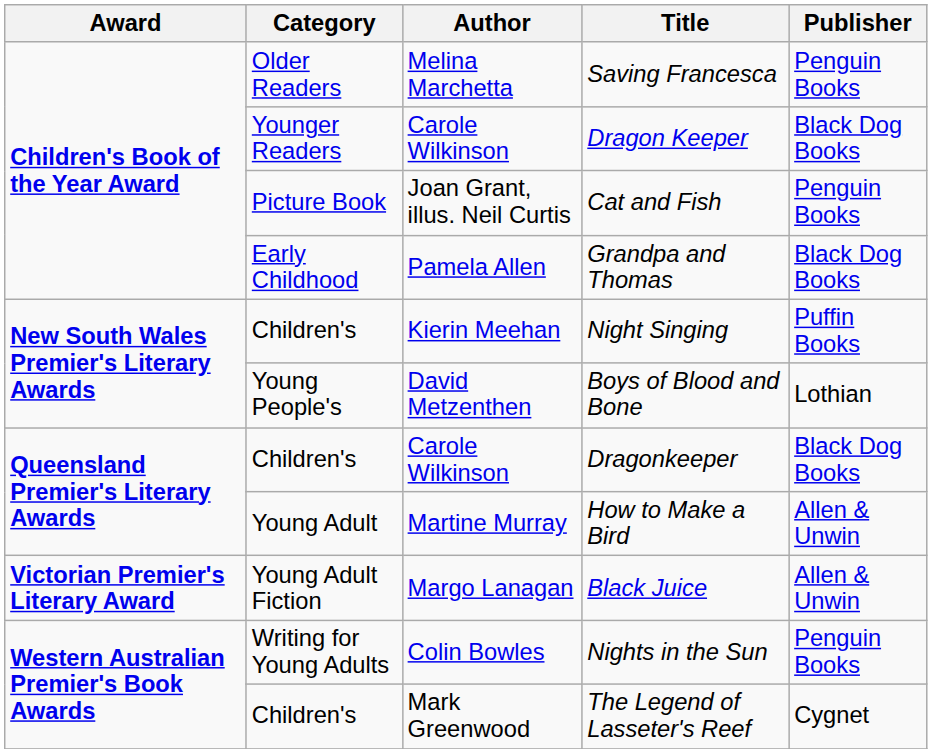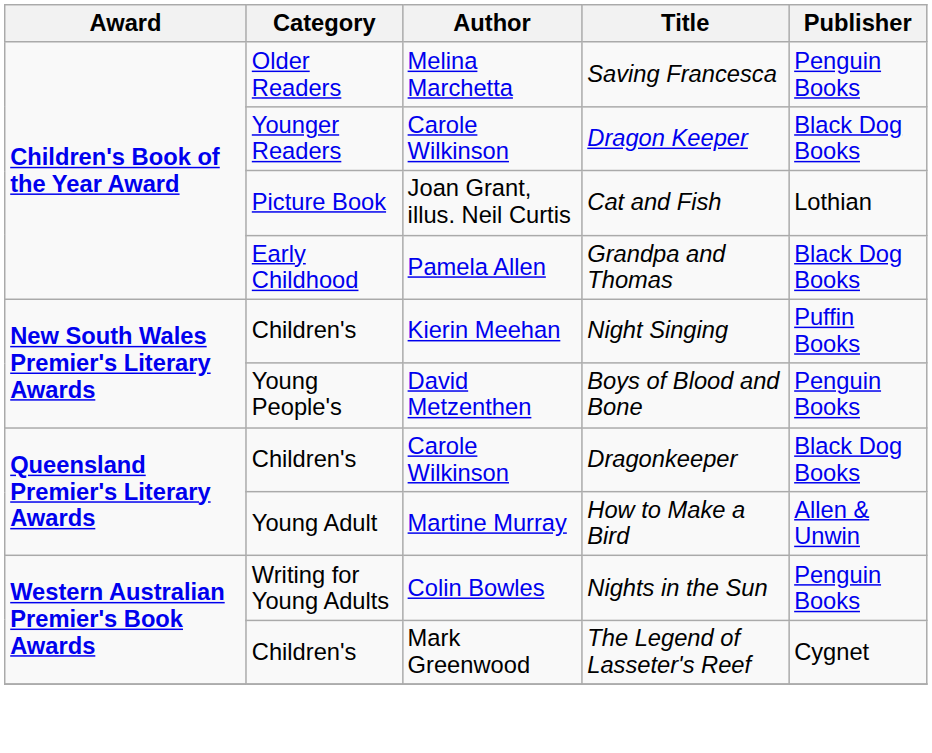(838, 202) Penguin Books -> (833, 202) Lothian
(833, 395) Lothian -> (838, 395) Penguin Books
- row: (647, 587)
